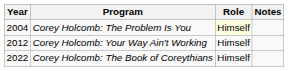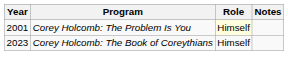(17, 27) 2004 -> (17, 27) 2001
- row: (120, 43)
(17, 58) 2022 -> (17, 43) 2023
